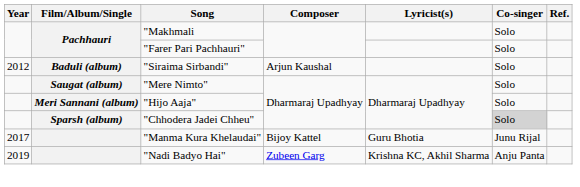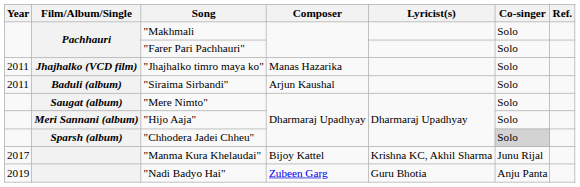+ row: (204, 66)
(18, 66) 2012 -> (18, 84) 2011
(396, 137) Guru Bhotia -> (431, 155) Krishna KC, Akhil Sharma
(429, 155) Krishna KC, Akhil Sharma -> (399, 173) Guru Bhotia
